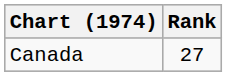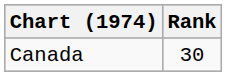(192, 55) 27 -> (192, 55) 30
